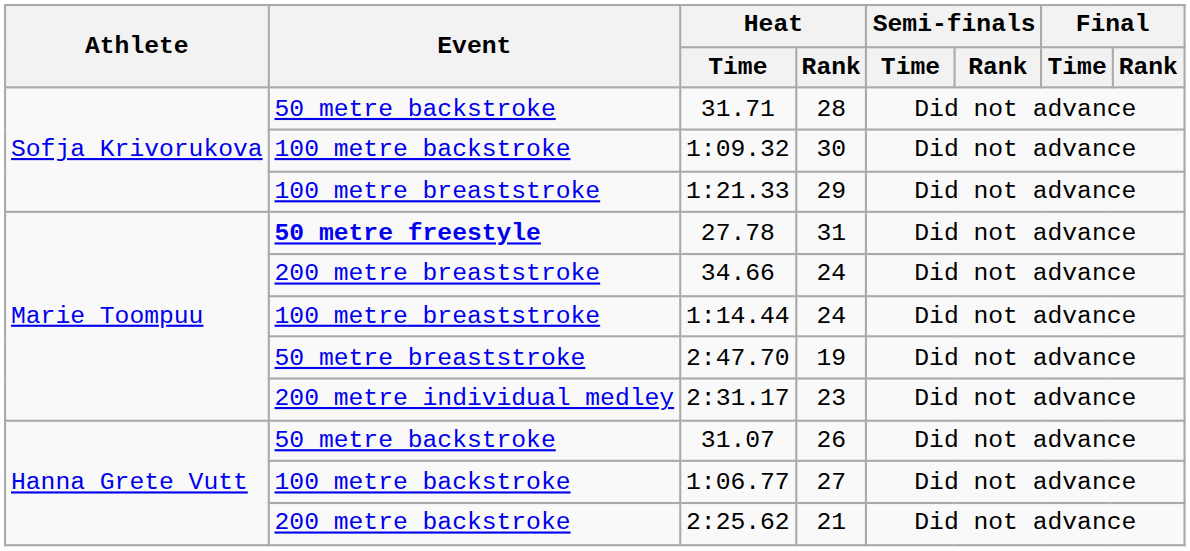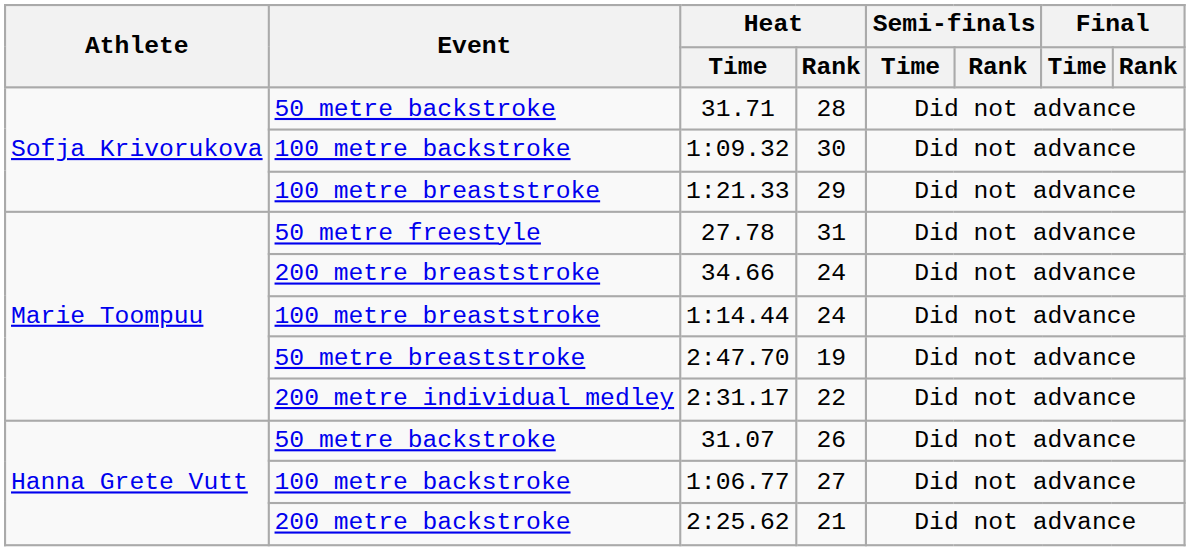(408, 233) bold -> (408, 233) normal
(831, 399) 23 -> (831, 399) 22
